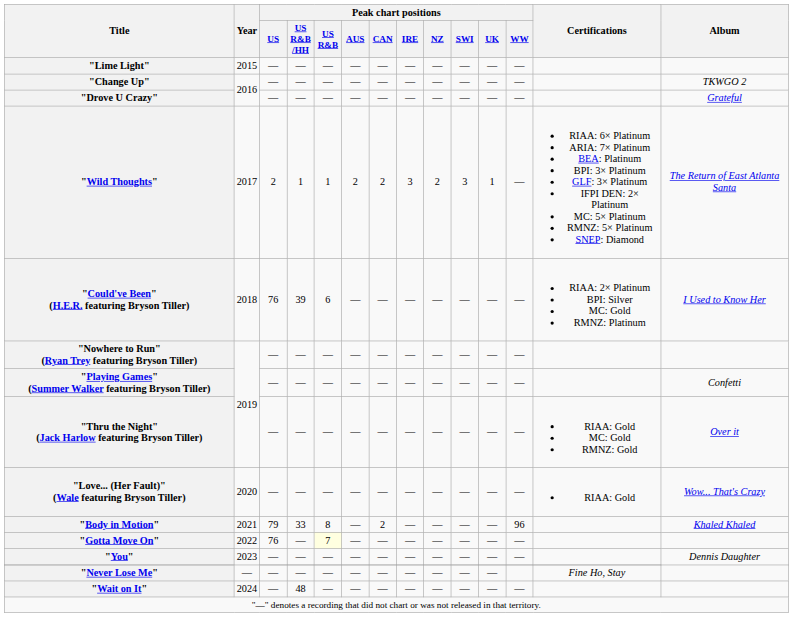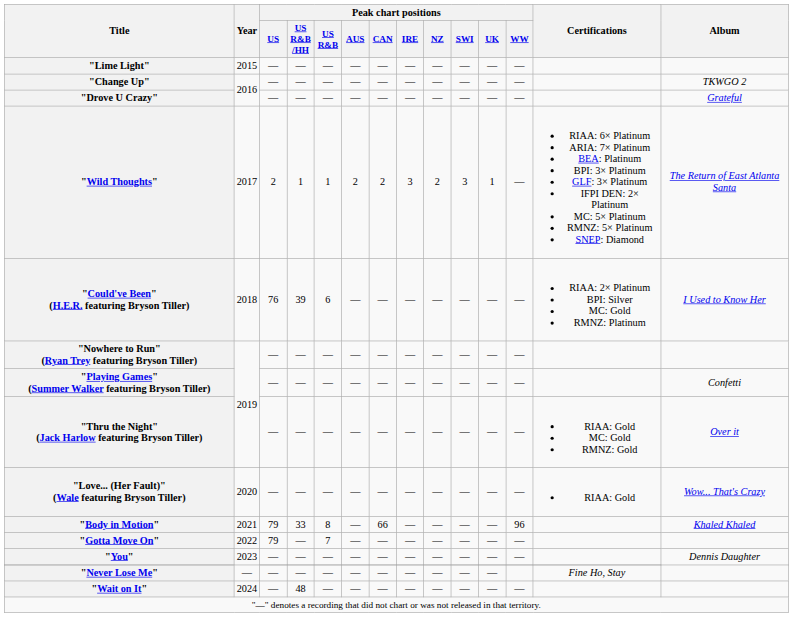(383, 524) 2 -> (383, 524) 66
(273, 540) 76 -> (273, 540) 79
(328, 540) lightyellow background -> (328, 540) no background
